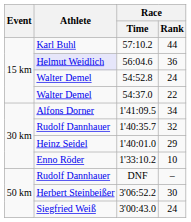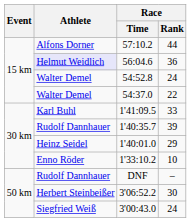(56, 45) Karl Buhl -> (65, 45) Alfons Dorner
(65, 111) Alfons Dorner -> (56, 111) Karl Buhl
(172, 111) 34 -> (172, 111) 33
(172, 127) 32 -> (172, 127) 39
